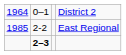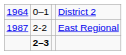(17, 27) 1985 -> (17, 27) 1987
